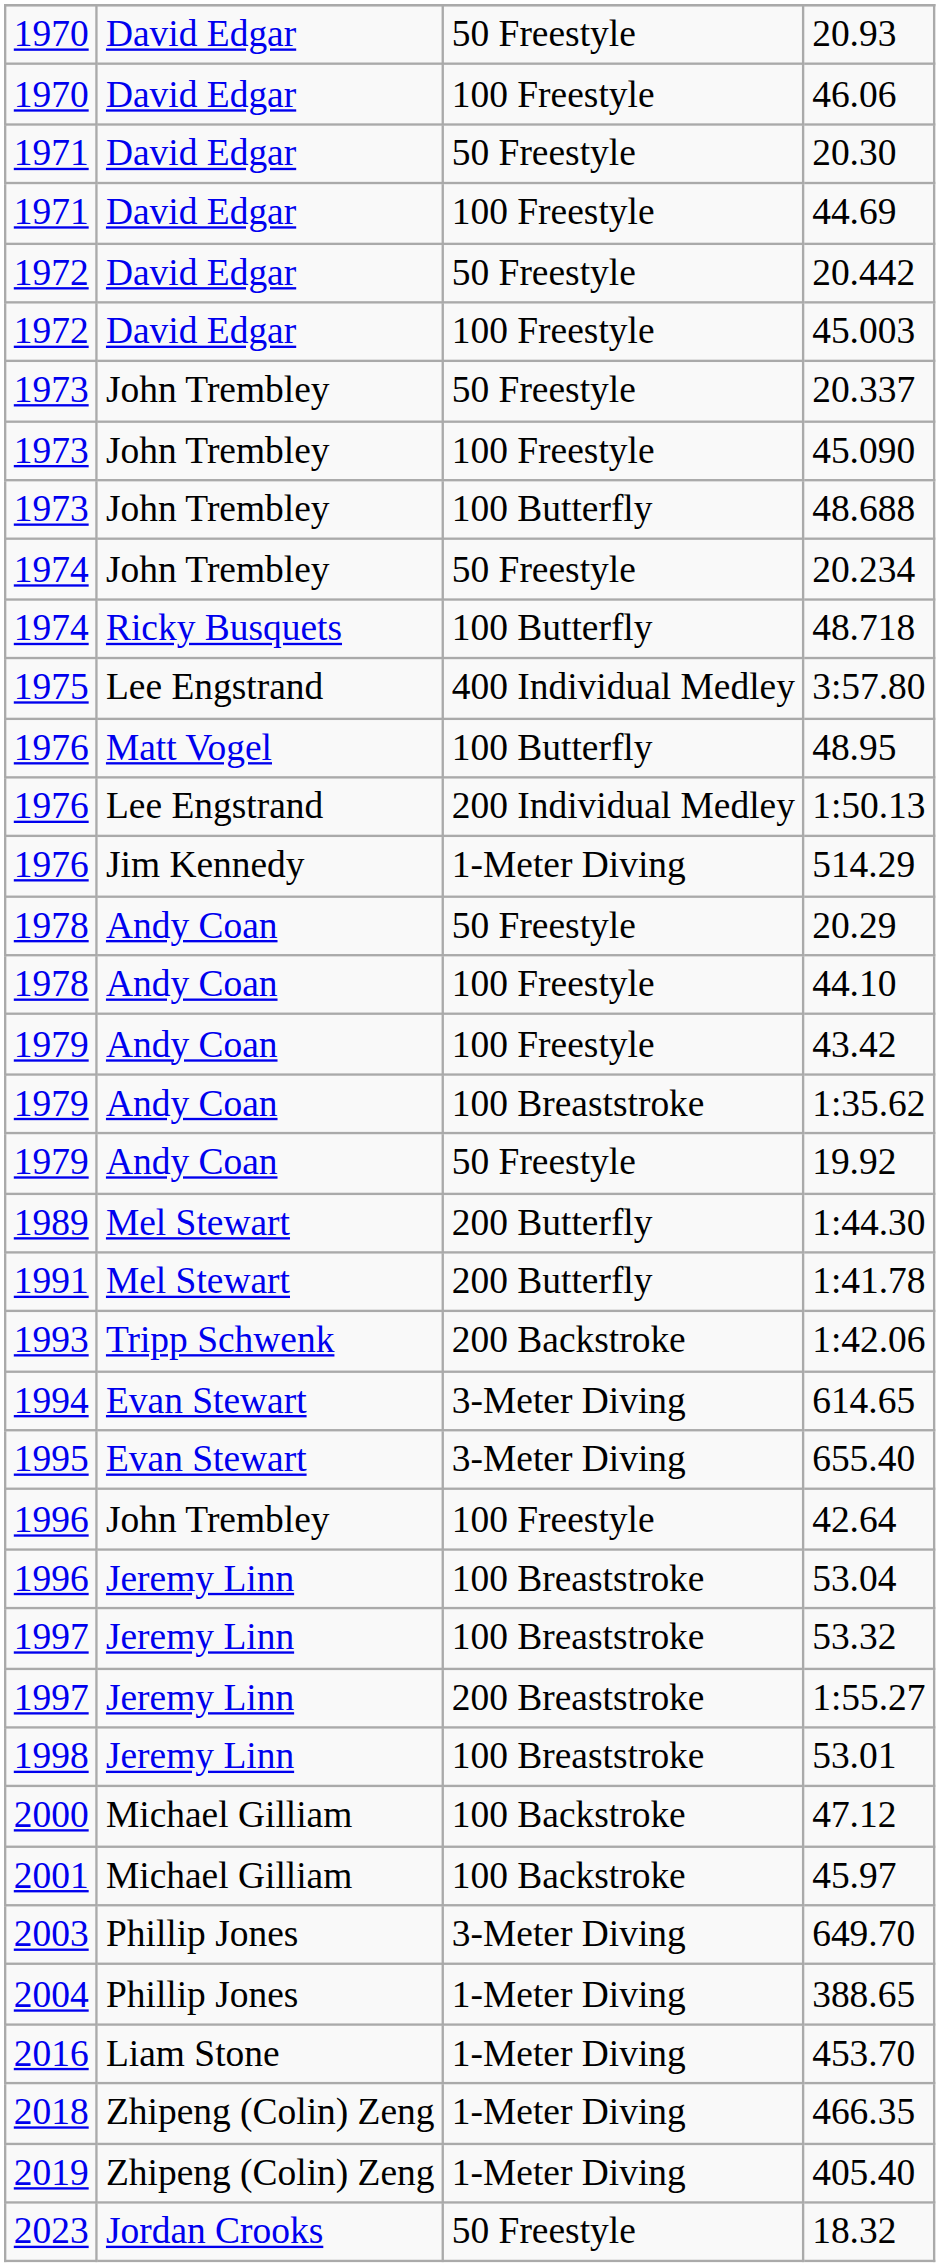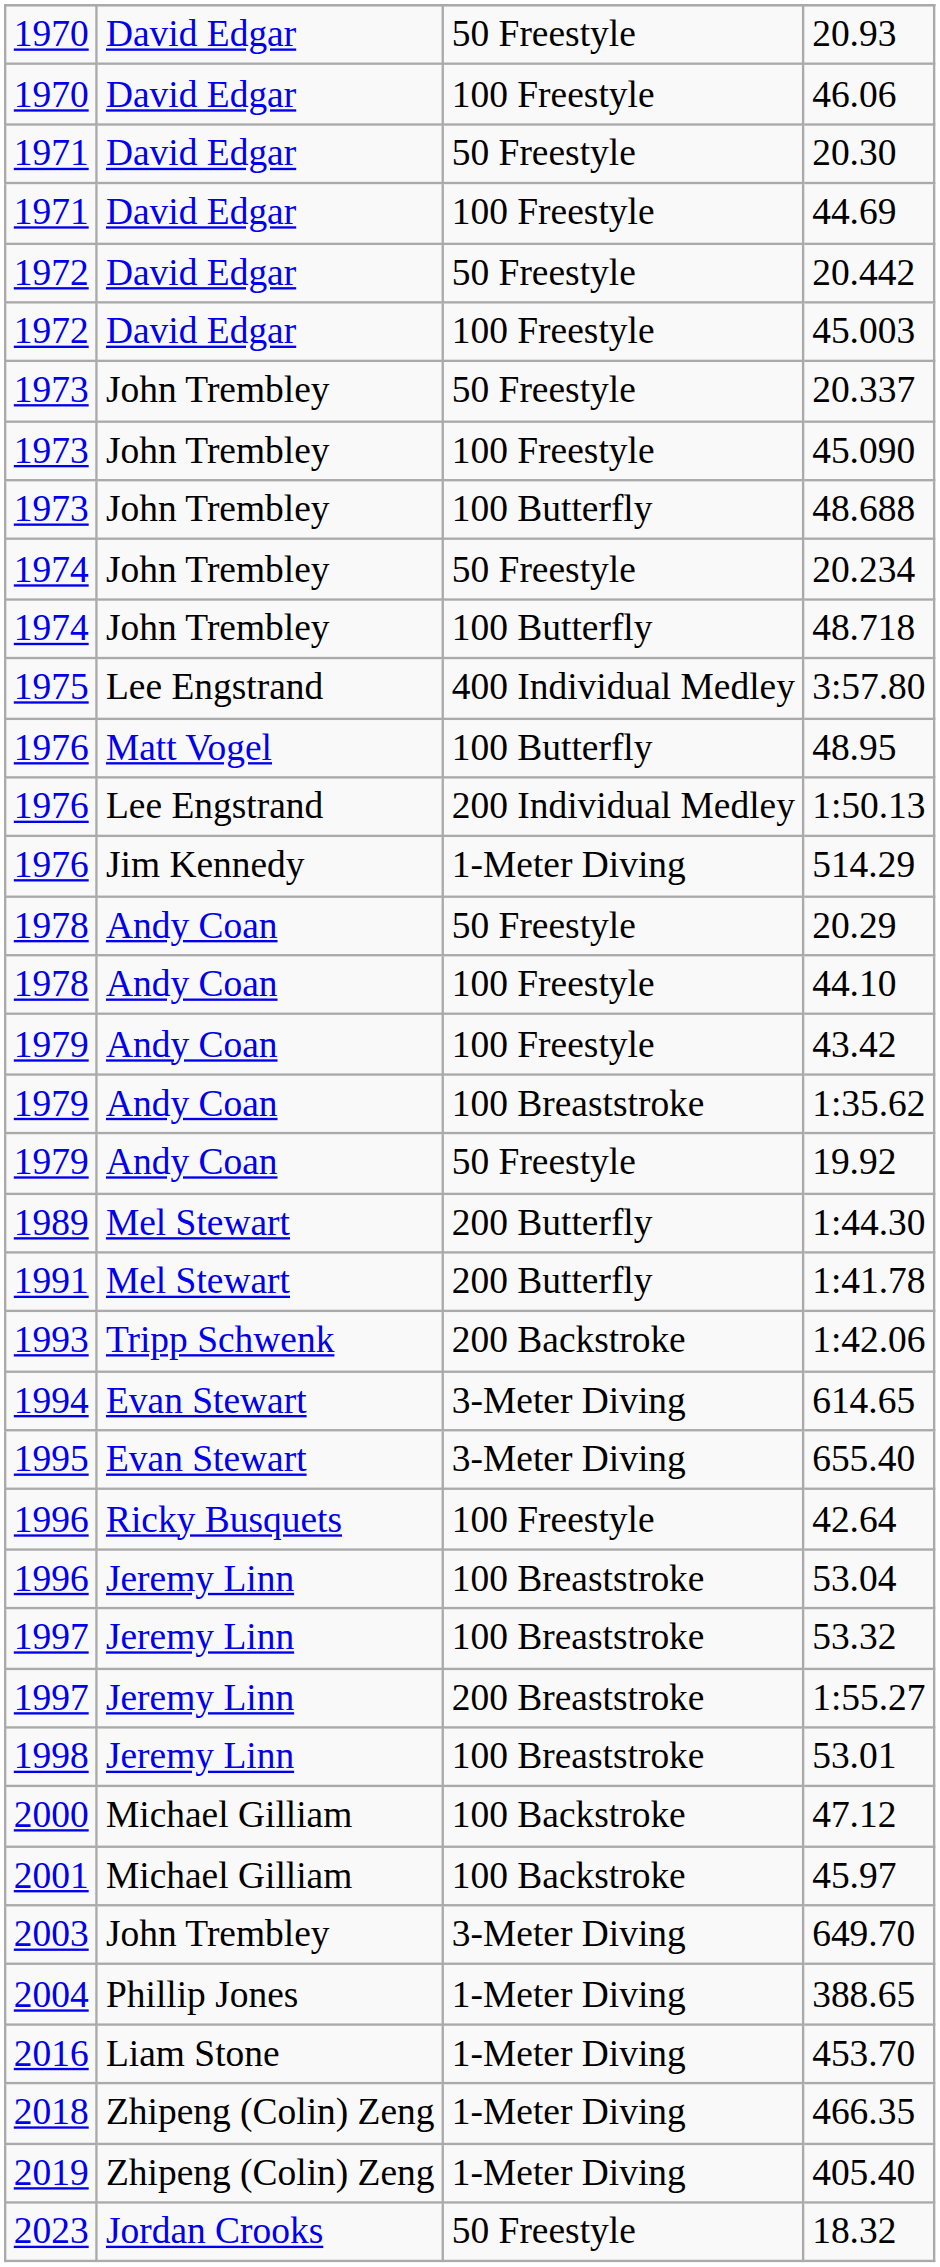(224, 627) Ricky Busquets -> (218, 627) John Trembley
(218, 1518) John Trembley -> (224, 1518) Ricky Busquets
(202, 1934) Phillip Jones -> (218, 1934) John Trembley
